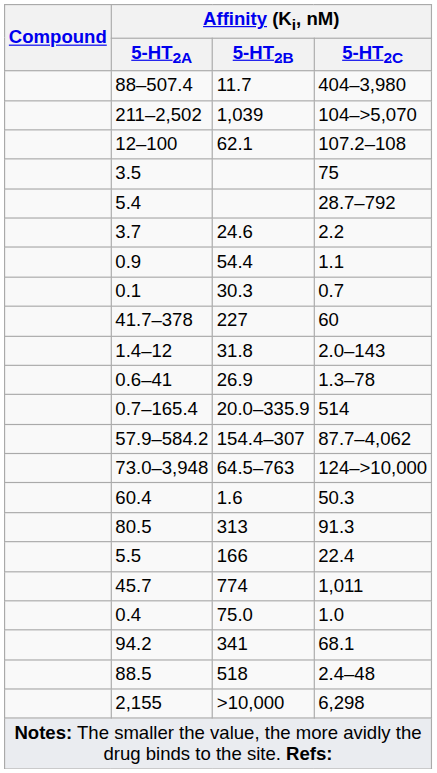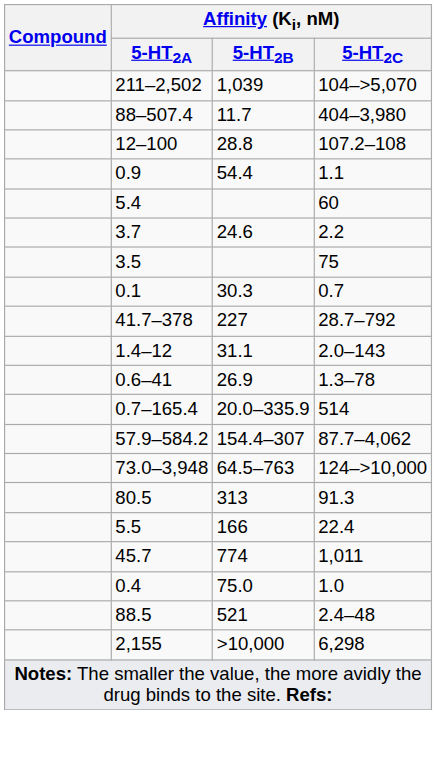rows swapped: (159, 114) <-> (154, 85)
(235, 144) 62.1 -> (235, 144) 28.8
rows swapped: (128, 262) <-> (128, 173)
(357, 203) 28.7–792 -> (329, 203) 60
(329, 320) 60 -> (357, 320) 28.7–792
(235, 350) 31.8 -> (235, 350) 31.1
- row: (133, 497)
- row: (133, 644)
(232, 674) 518 -> (232, 615) 521
